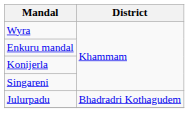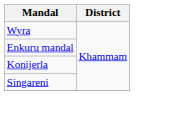- row: (28, 99)
